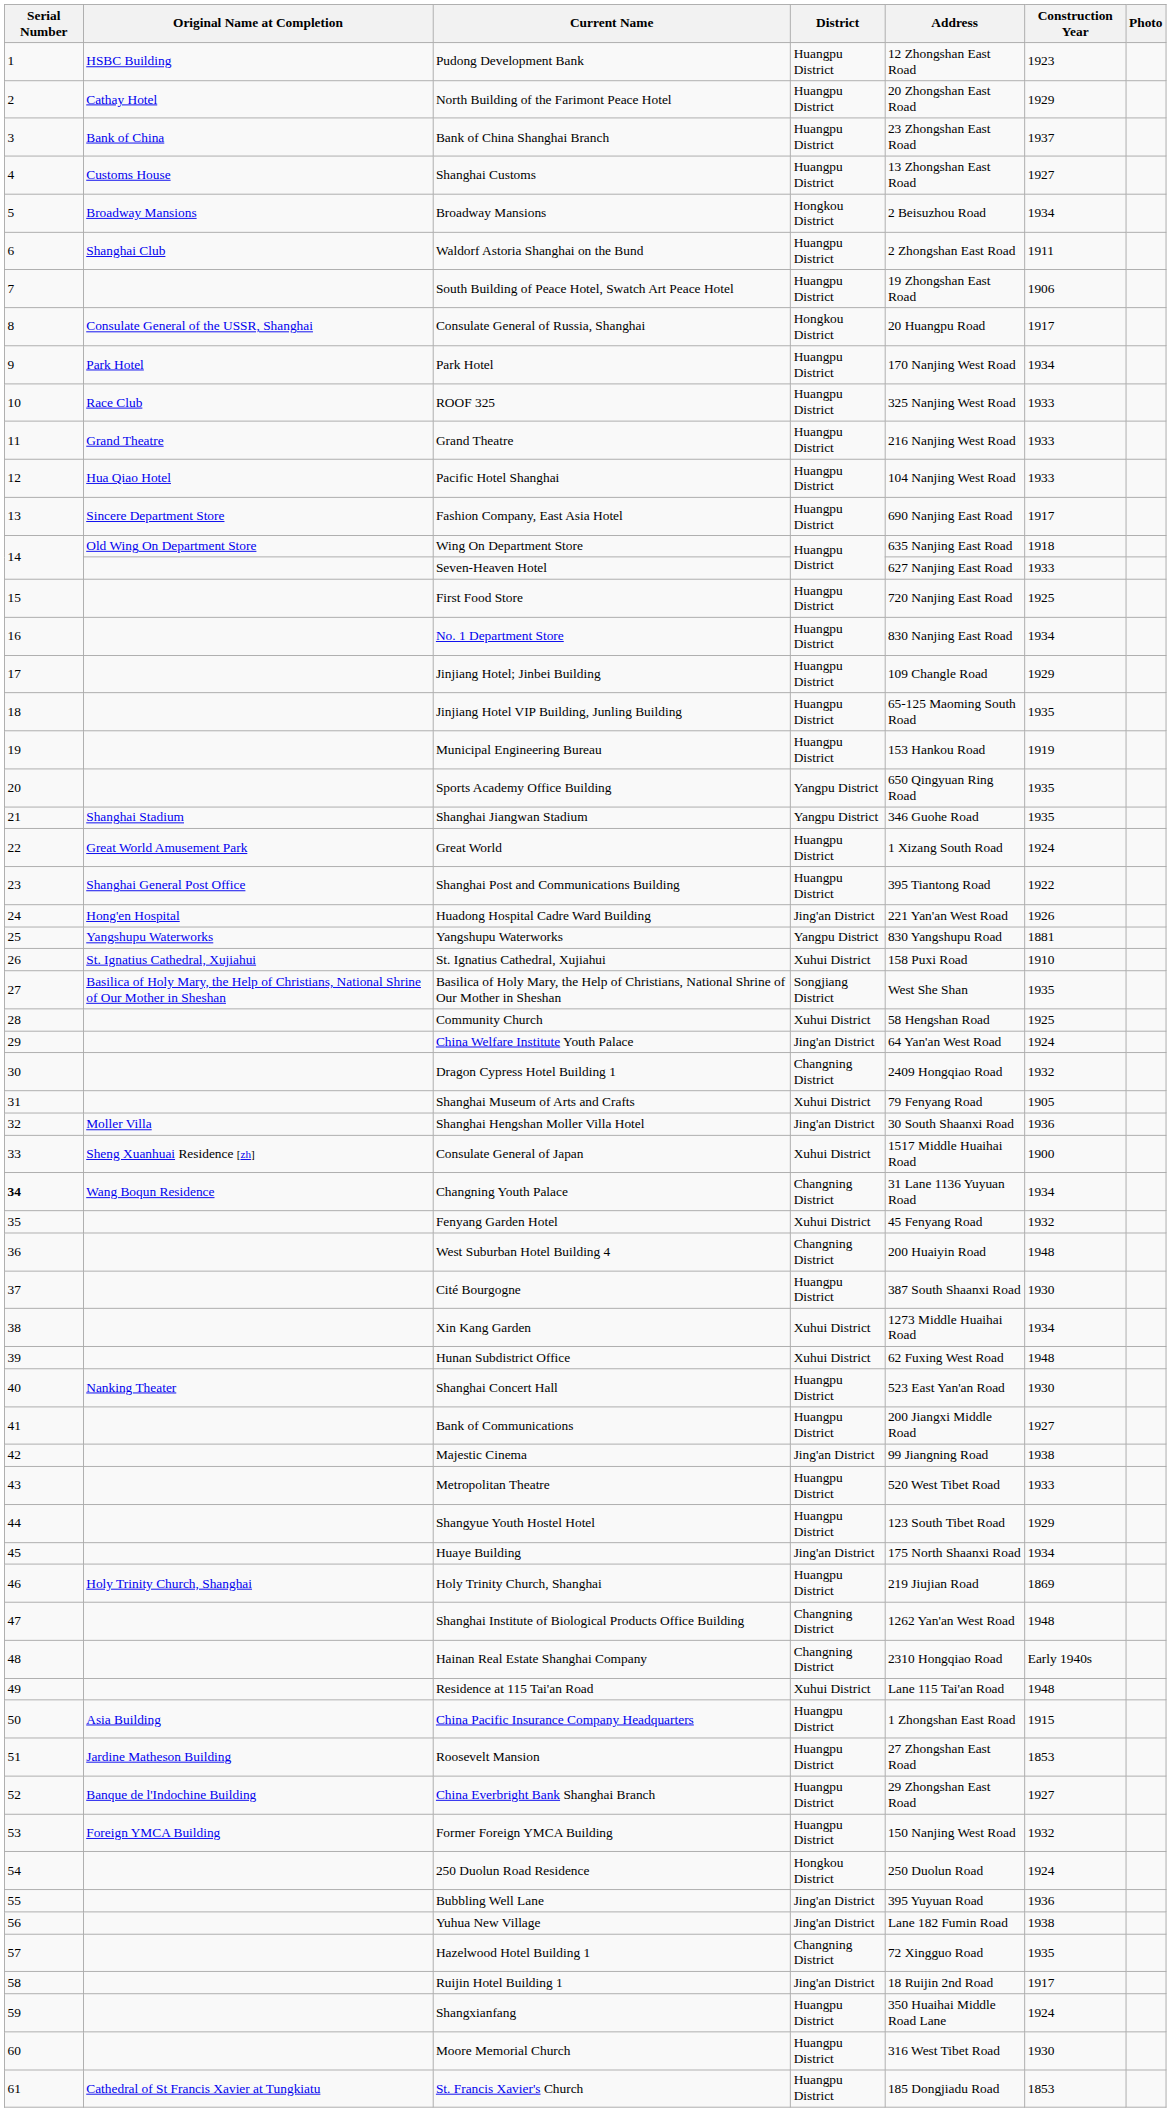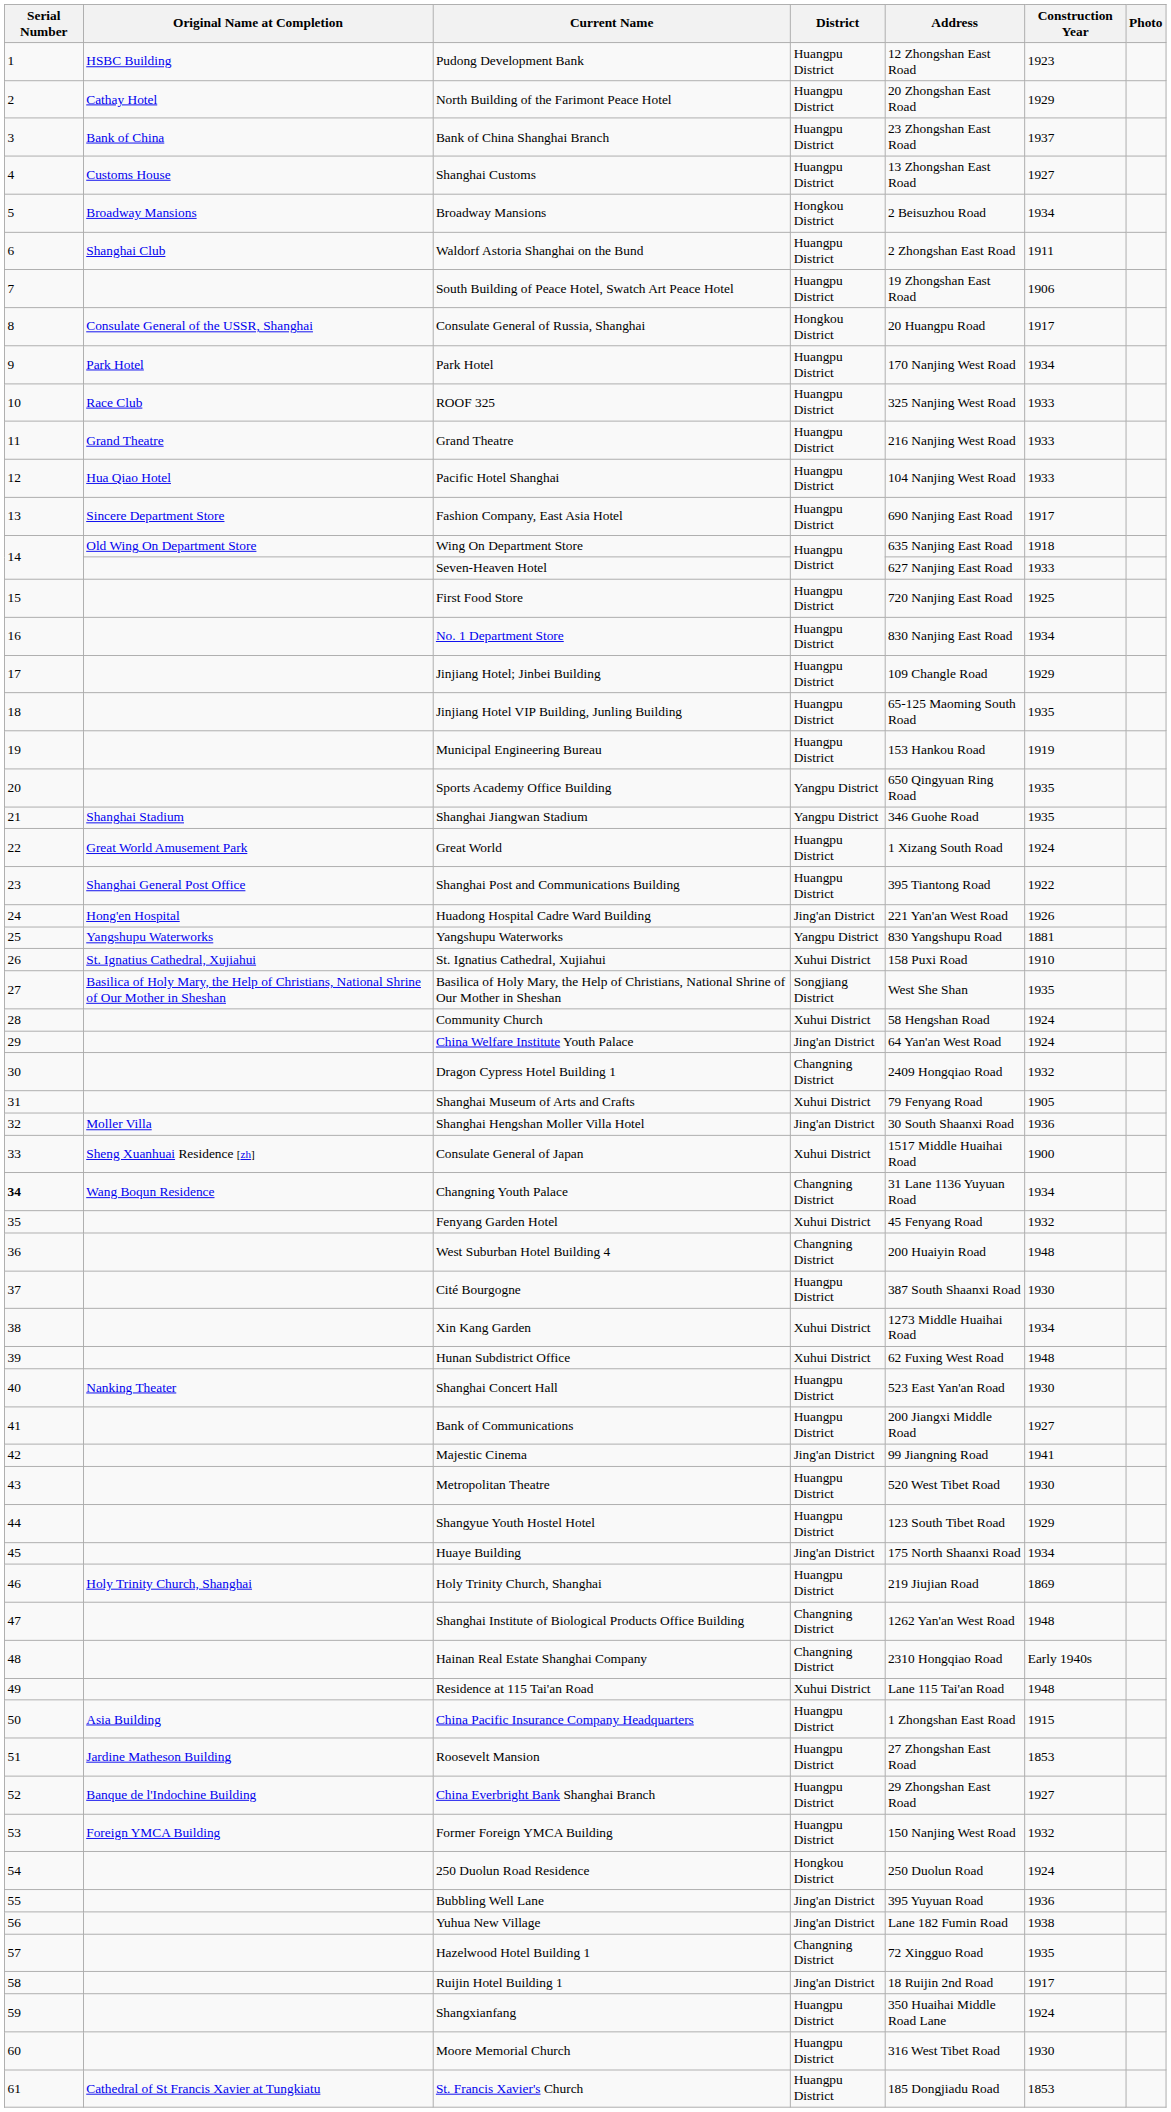(1041, 1020) 1925 -> (1041, 1020) 1924
(1041, 1455) 1938 -> (1041, 1455) 1941
(1041, 1485) 1933 -> (1041, 1485) 1930
